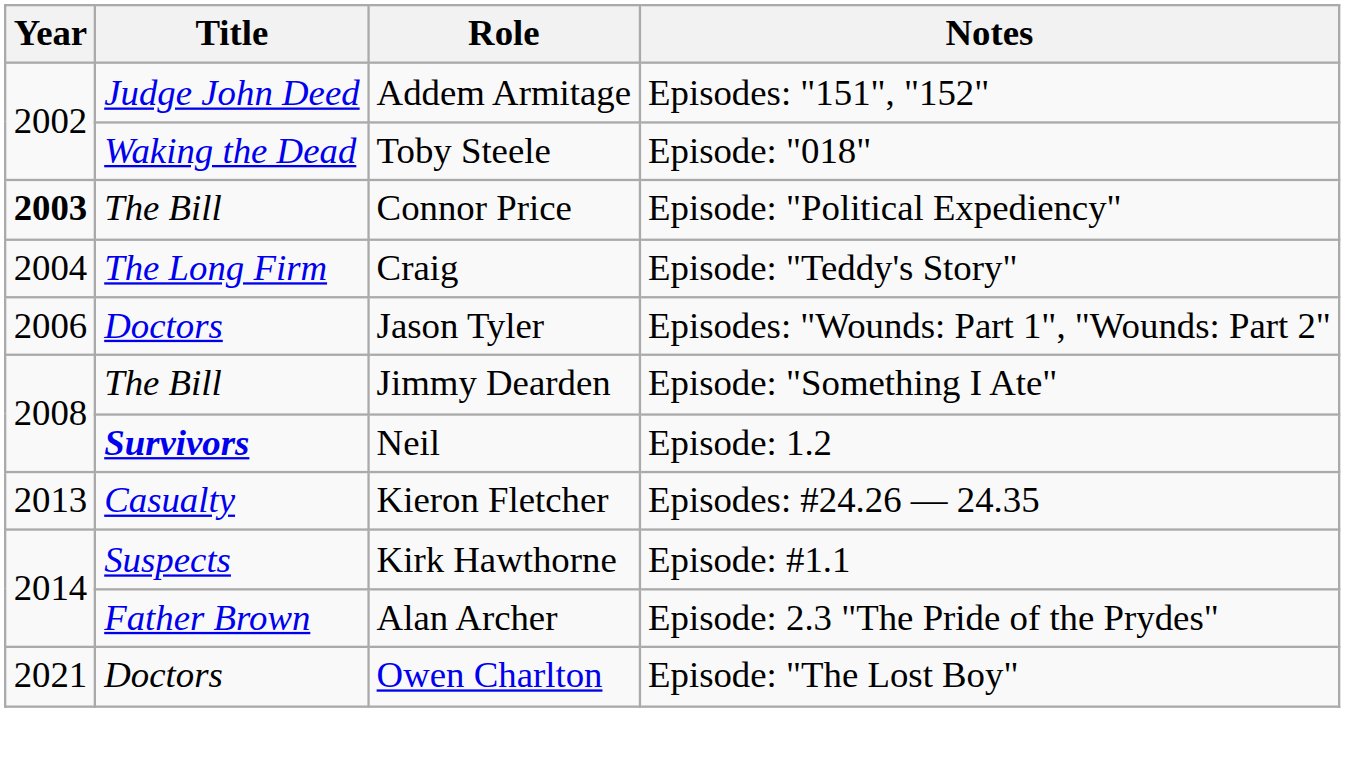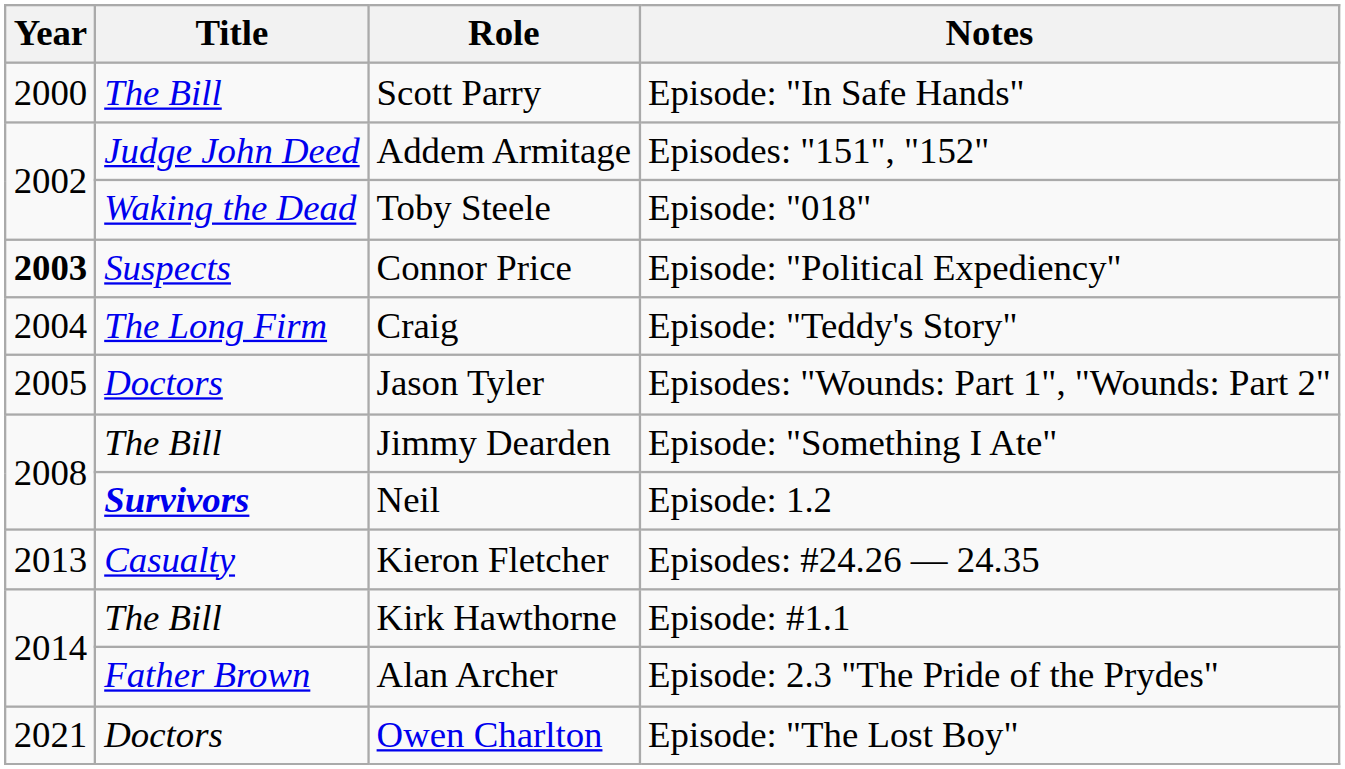+ row: (459, 92)
(163, 208) The Bill -> (168, 267) Suspects
(50, 325) 2006 -> (50, 383) 2005
(168, 558) Suspects -> (163, 617) The Bill
